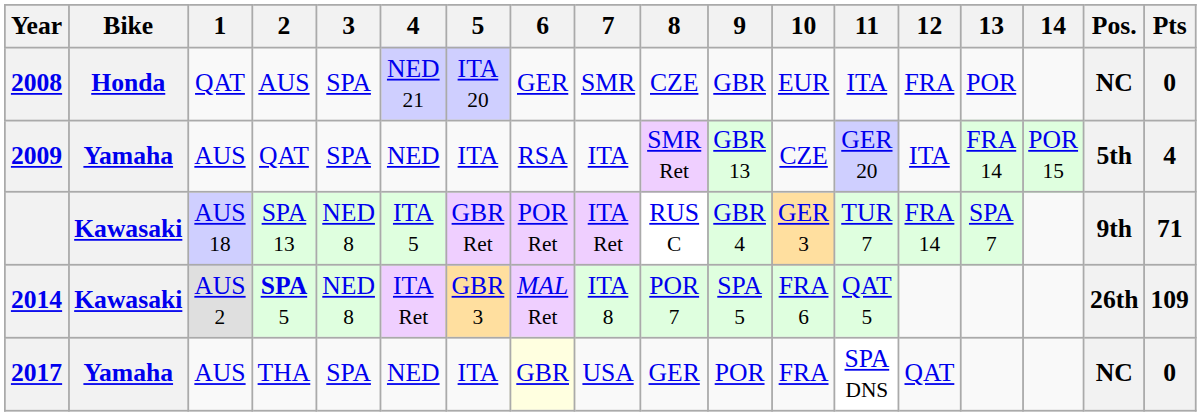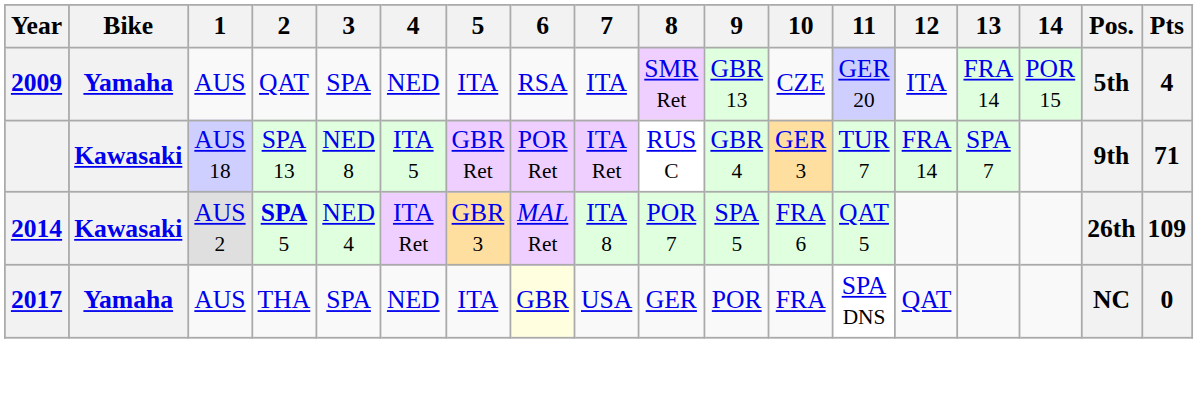- row: (37, 83)
(349, 301) NED 8 -> (349, 228) NED 4
